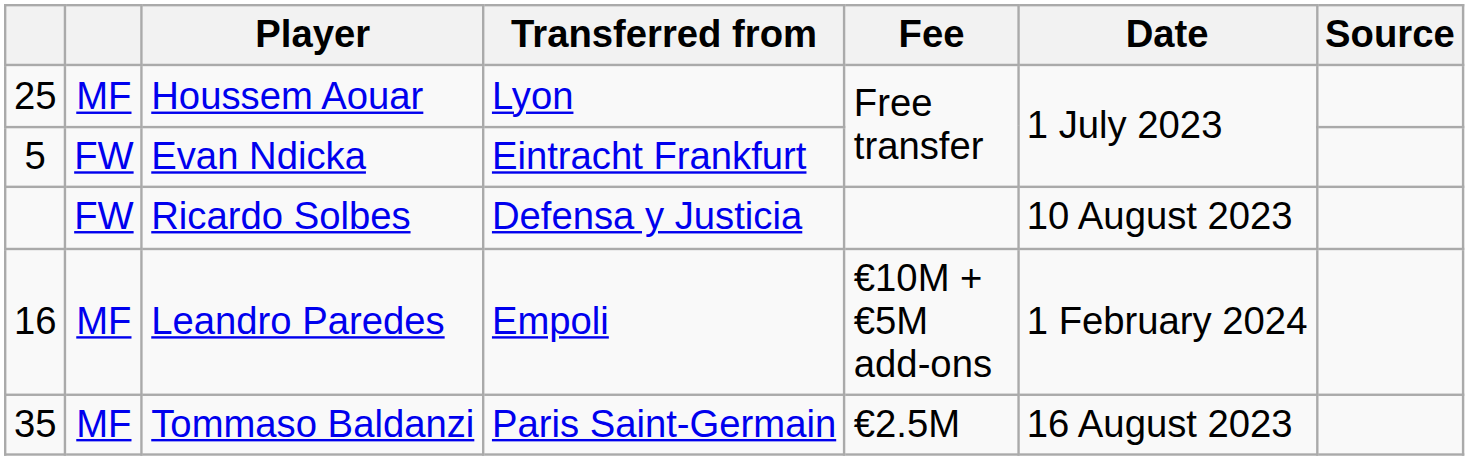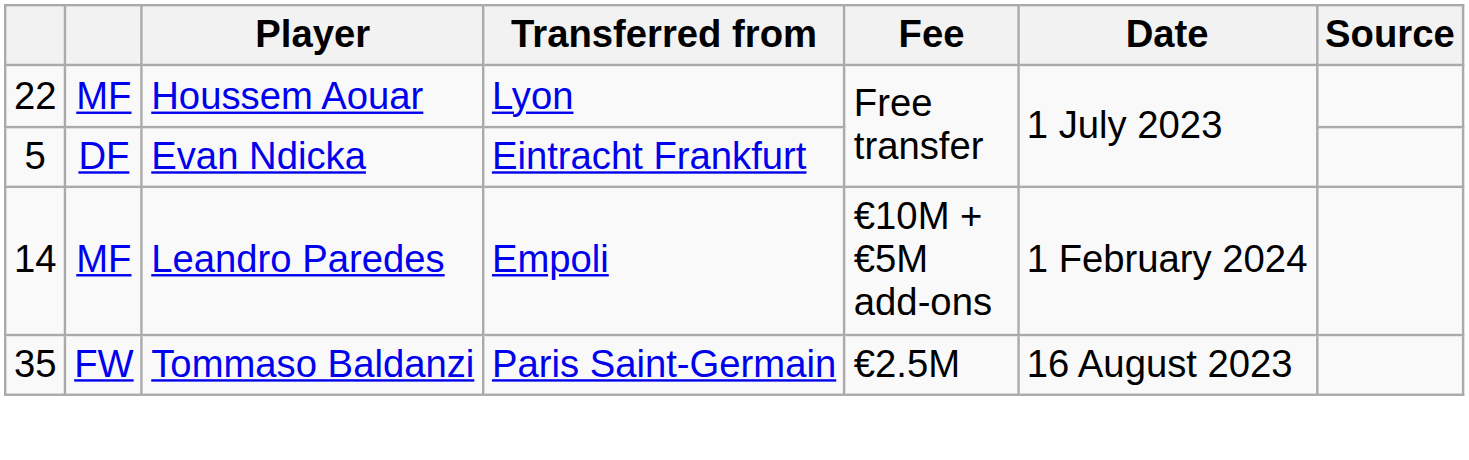(35, 95) 25 -> (35, 95) 22
(104, 156) FW -> (104, 156) DF
- row: (281, 216)
(35, 320) 16 -> (35, 259) 14
(104, 424) MF -> (104, 363) FW
